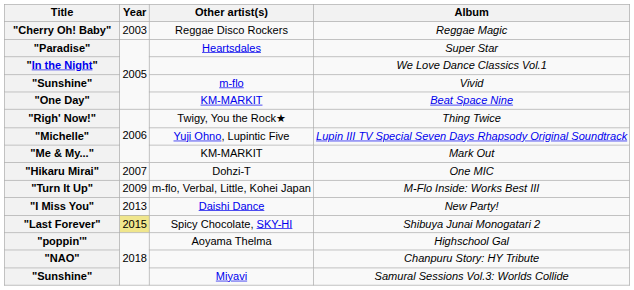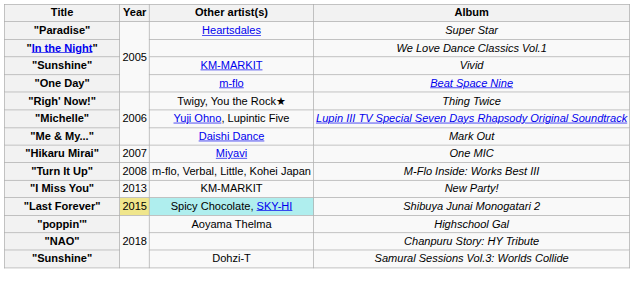- row: (62, 30)
(231, 83) m-flo -> (231, 65) KM-MARKIT
(231, 100) KM-MARKIT -> (231, 83) m-flo
(231, 154) KM-MARKIT -> (231, 136) Daishi Dance
(232, 171) Dohzi-T -> (231, 154) Miyavi
(135, 189) 2009 -> (135, 171) 2008
(231, 206) Daishi Dance -> (231, 189) KM-MARKIT
(232, 224) no background -> (232, 206) paleturquoise background
(231, 276) Miyavi -> (232, 259) Dohzi-T
